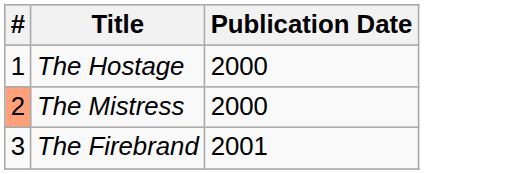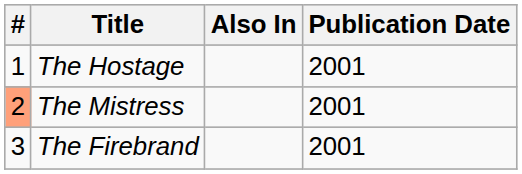+ column: (254, 24)
(239, 65) 2000 -> (337, 65) 2001
(239, 106) 2000 -> (337, 106) 2001
